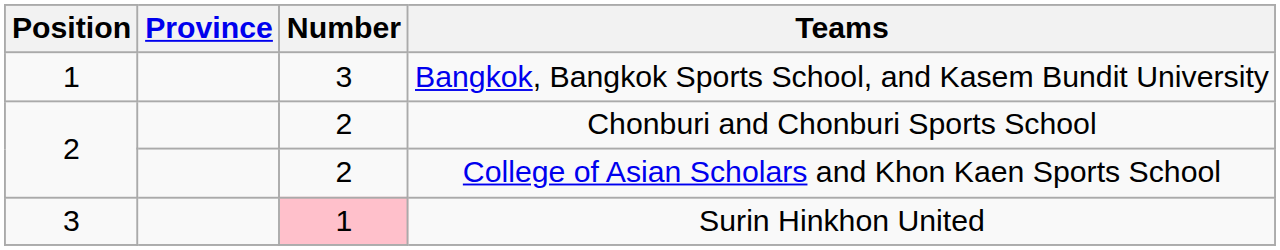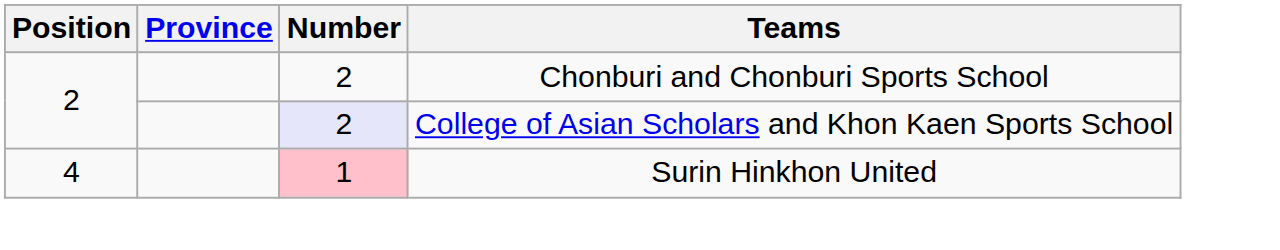- row: (842, 76)
(344, 172) no background -> (344, 124) lavender background
(72, 220) 3 -> (72, 172) 4
